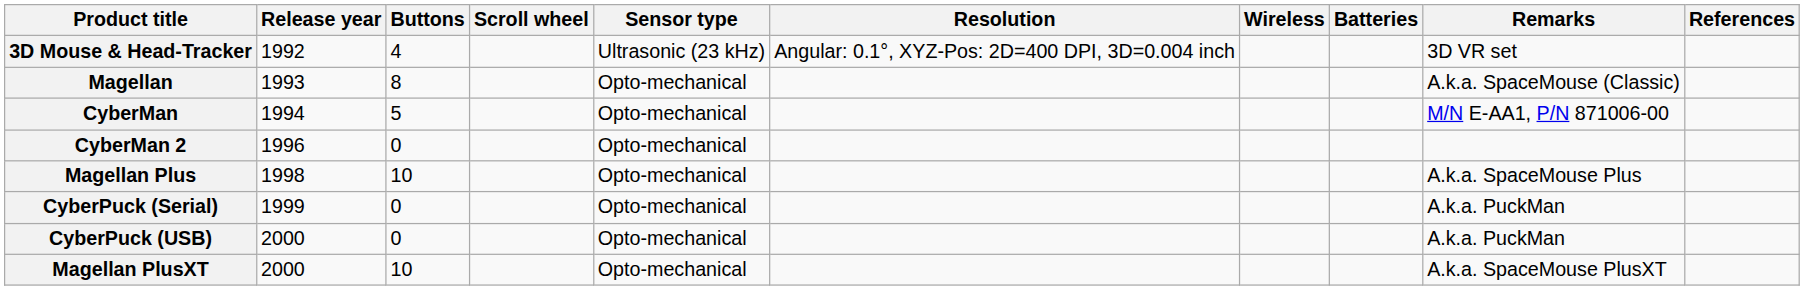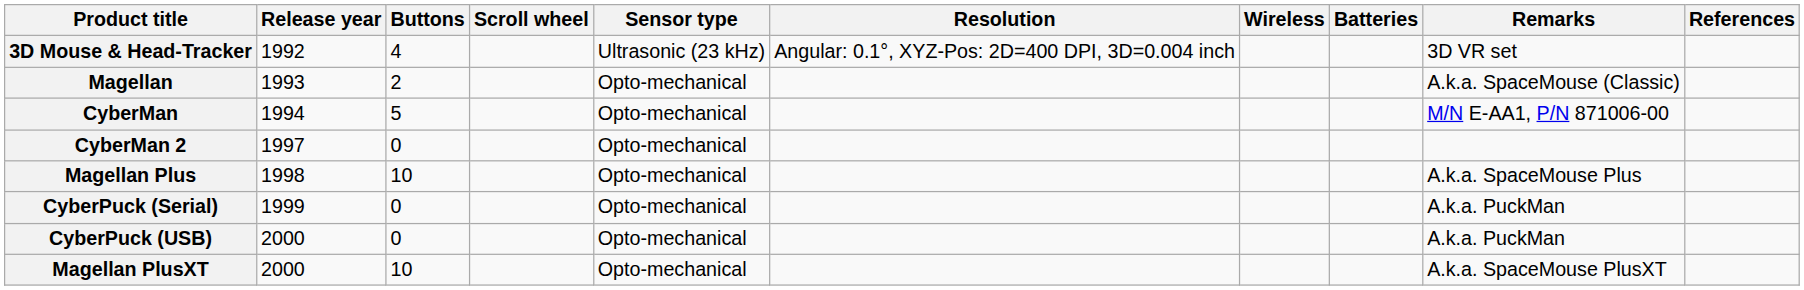(396, 82) 8 -> (396, 82) 2
(283, 144) 1996 -> (283, 144) 1997
